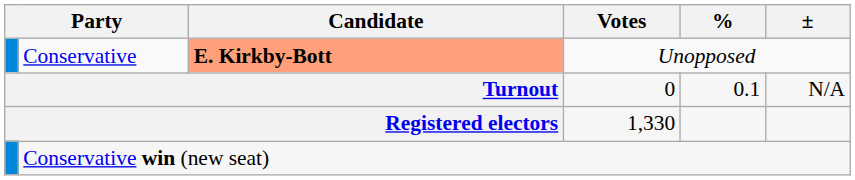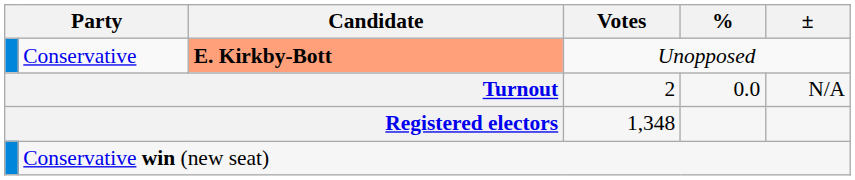(670, 89) 0 -> (670, 89) 2
(747, 89) 0.1 -> (747, 89) 0.0
(651, 123) 1,330 -> (651, 123) 1,348
